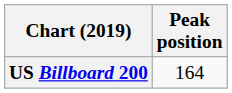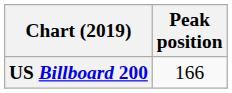(190, 72) 164 -> (190, 72) 166
